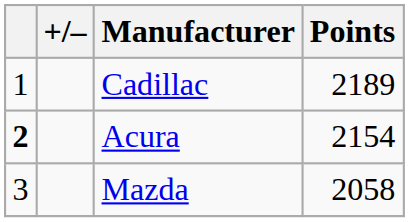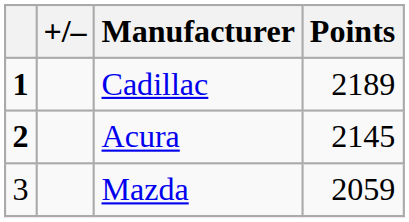(21, 84) normal -> (21, 84) bold
(363, 136) 2154 -> (363, 136) 2145
(363, 189) 2058 -> (363, 189) 2059
